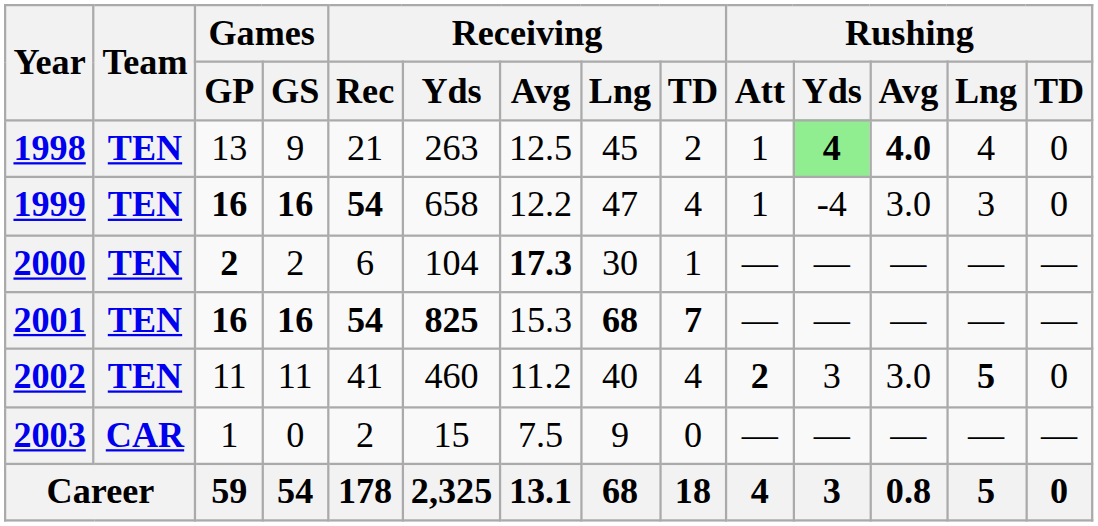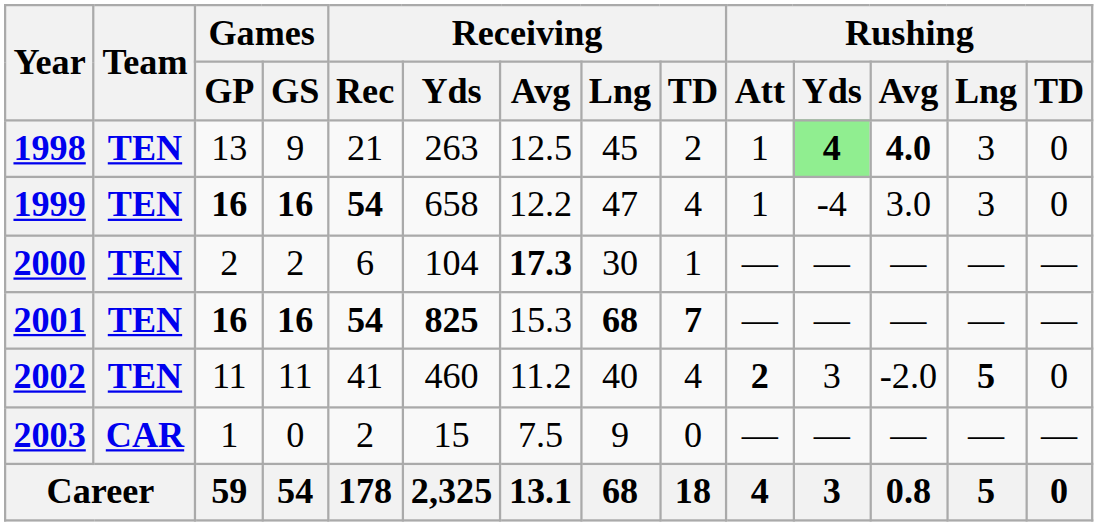(986, 147) 4 -> (986, 147) 3
(229, 262) bold -> (229, 262) normal
(908, 377) 3.0 -> (908, 377) -2.0
